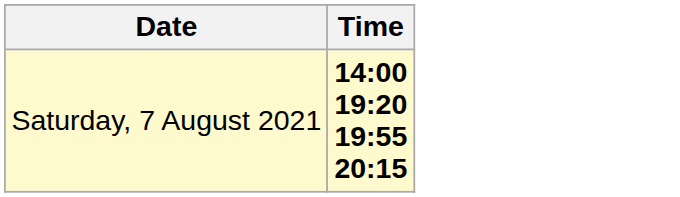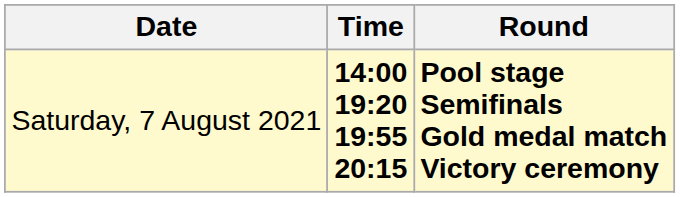+ column: (544, 27)
